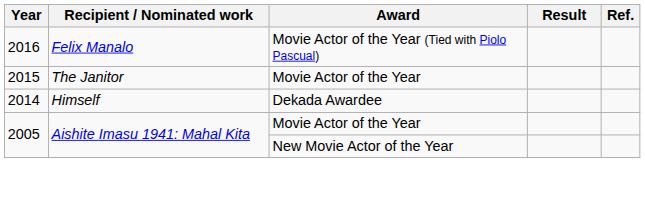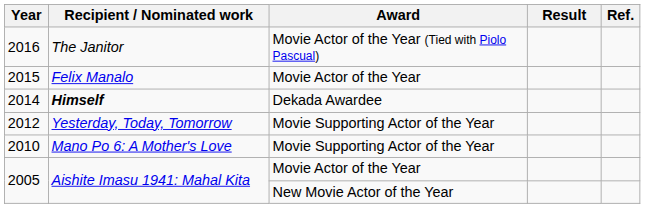(92, 46) Felix Manalo -> (88, 46) The Janitor
(88, 77) The Janitor -> (92, 77) Felix Manalo
(76, 100) normal -> (78, 100) bold
+ row: (24, 123)
+ row: (24, 146)
